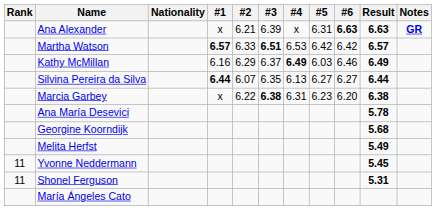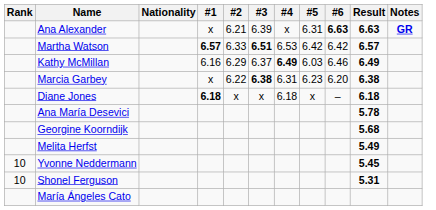- row: (92, 79)
+ row: (67, 96)
(20, 163) 11 -> (20, 163) 10
(20, 180) 11 -> (20, 180) 10
